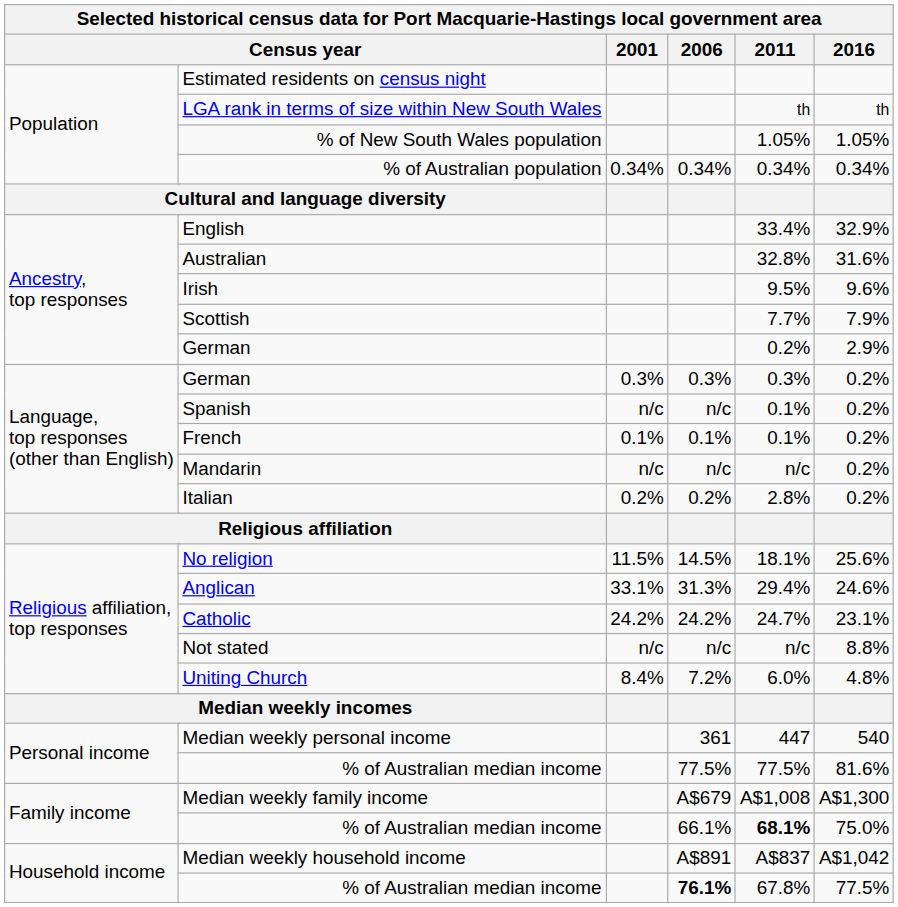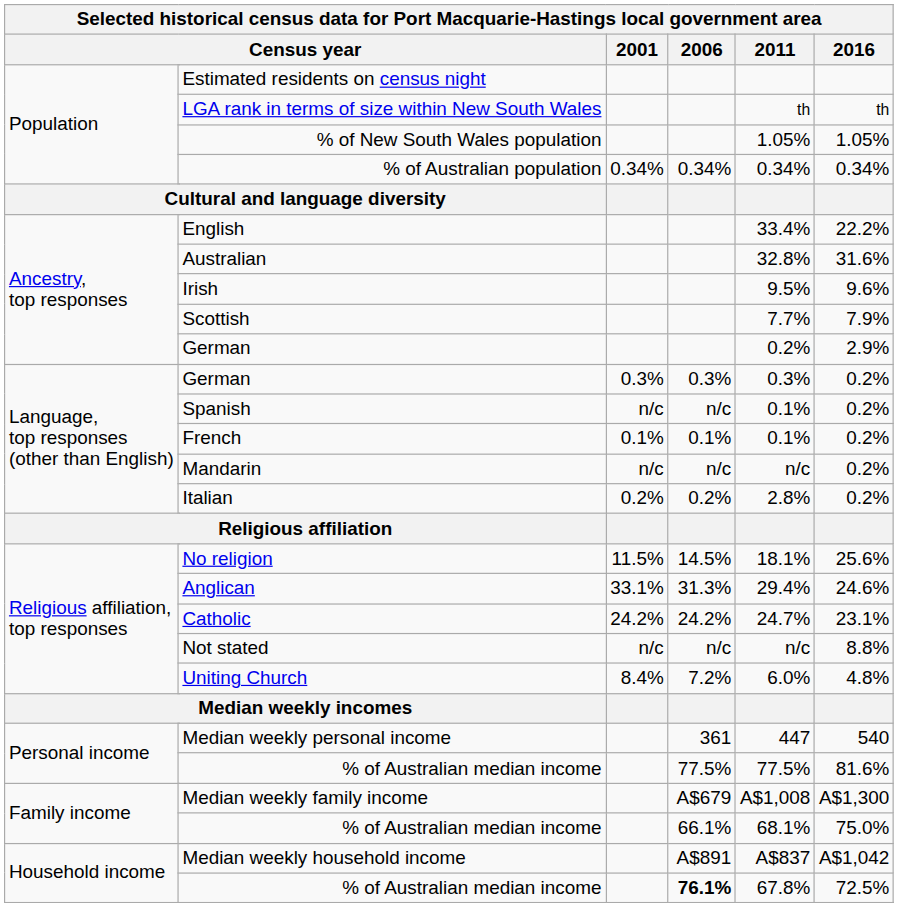(860, 229) 32.9% -> (860, 229) 22.2%
(783, 827) bold -> (783, 827) normal
(863, 887) 77.5% -> (863, 887) 72.5%
